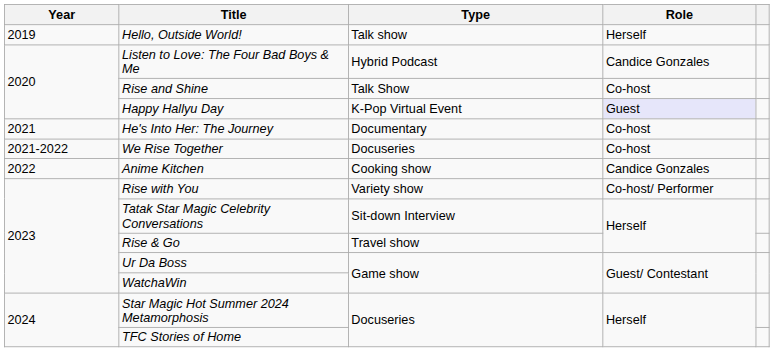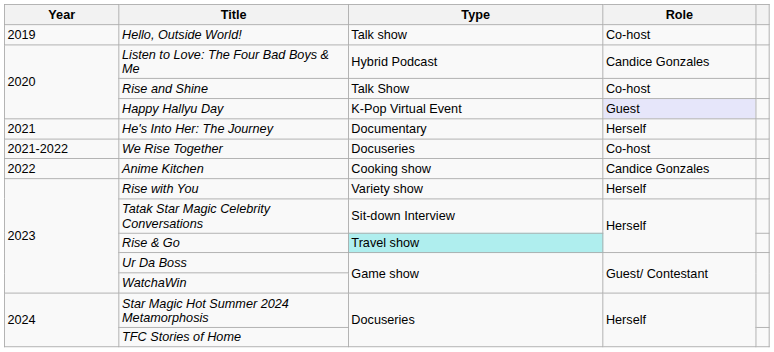(626, 35) Herself -> (628, 35) Co-host
(628, 129) Co-host -> (626, 129) Herself
(660, 189) Co-host/ Performer -> (626, 189) Herself
(385, 243) no background -> (385, 243) paleturquoise background
